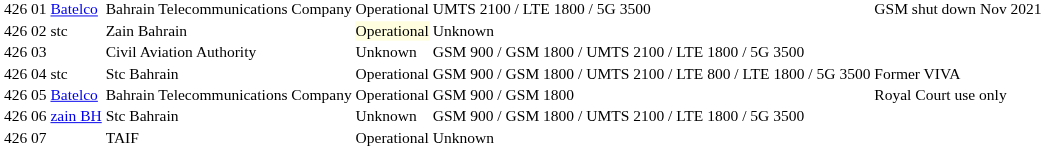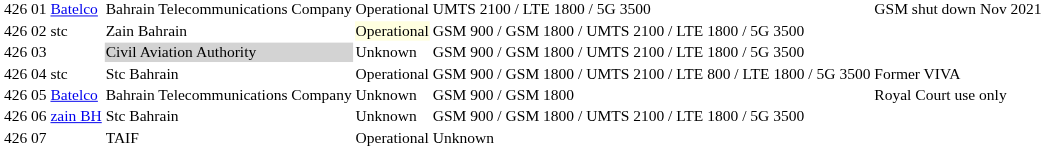(463, 30) Unknown -> (618, 30) GSM 900 / GSM 1800 / UMTS 2100 / LTE 1800 / 5G 3500
(181, 52) no background -> (181, 52) lightgrey background
(392, 95) Operational -> (386, 95) Unknown
